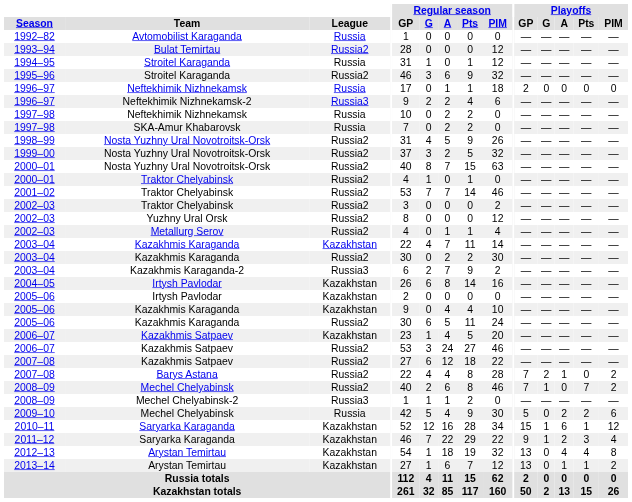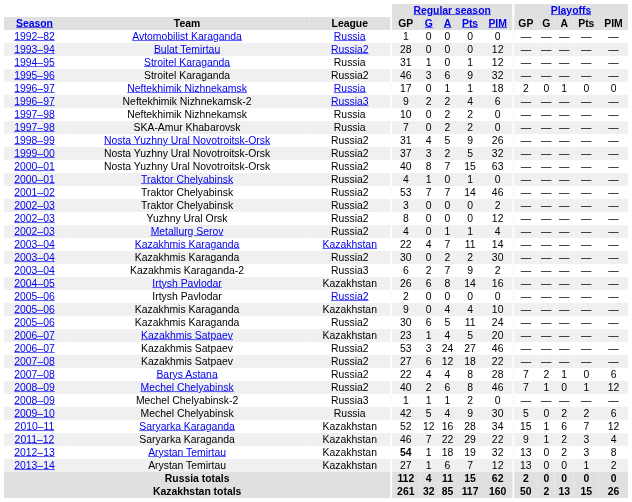(564, 88) 0 -> (564, 88) 1
(350, 296) Kazakhstan -> (350, 296) Russia2
(614, 374) 2 -> (614, 374) 6
(586, 387) 7 -> (586, 387) 1
(614, 387) 2 -> (614, 387) 12
(586, 426) 1 -> (586, 426) 7
(406, 452) normal -> (406, 452) bold
(564, 452) 4 -> (564, 452) 2
(586, 452) 4 -> (586, 452) 3
(564, 465) 1 -> (564, 465) 0
